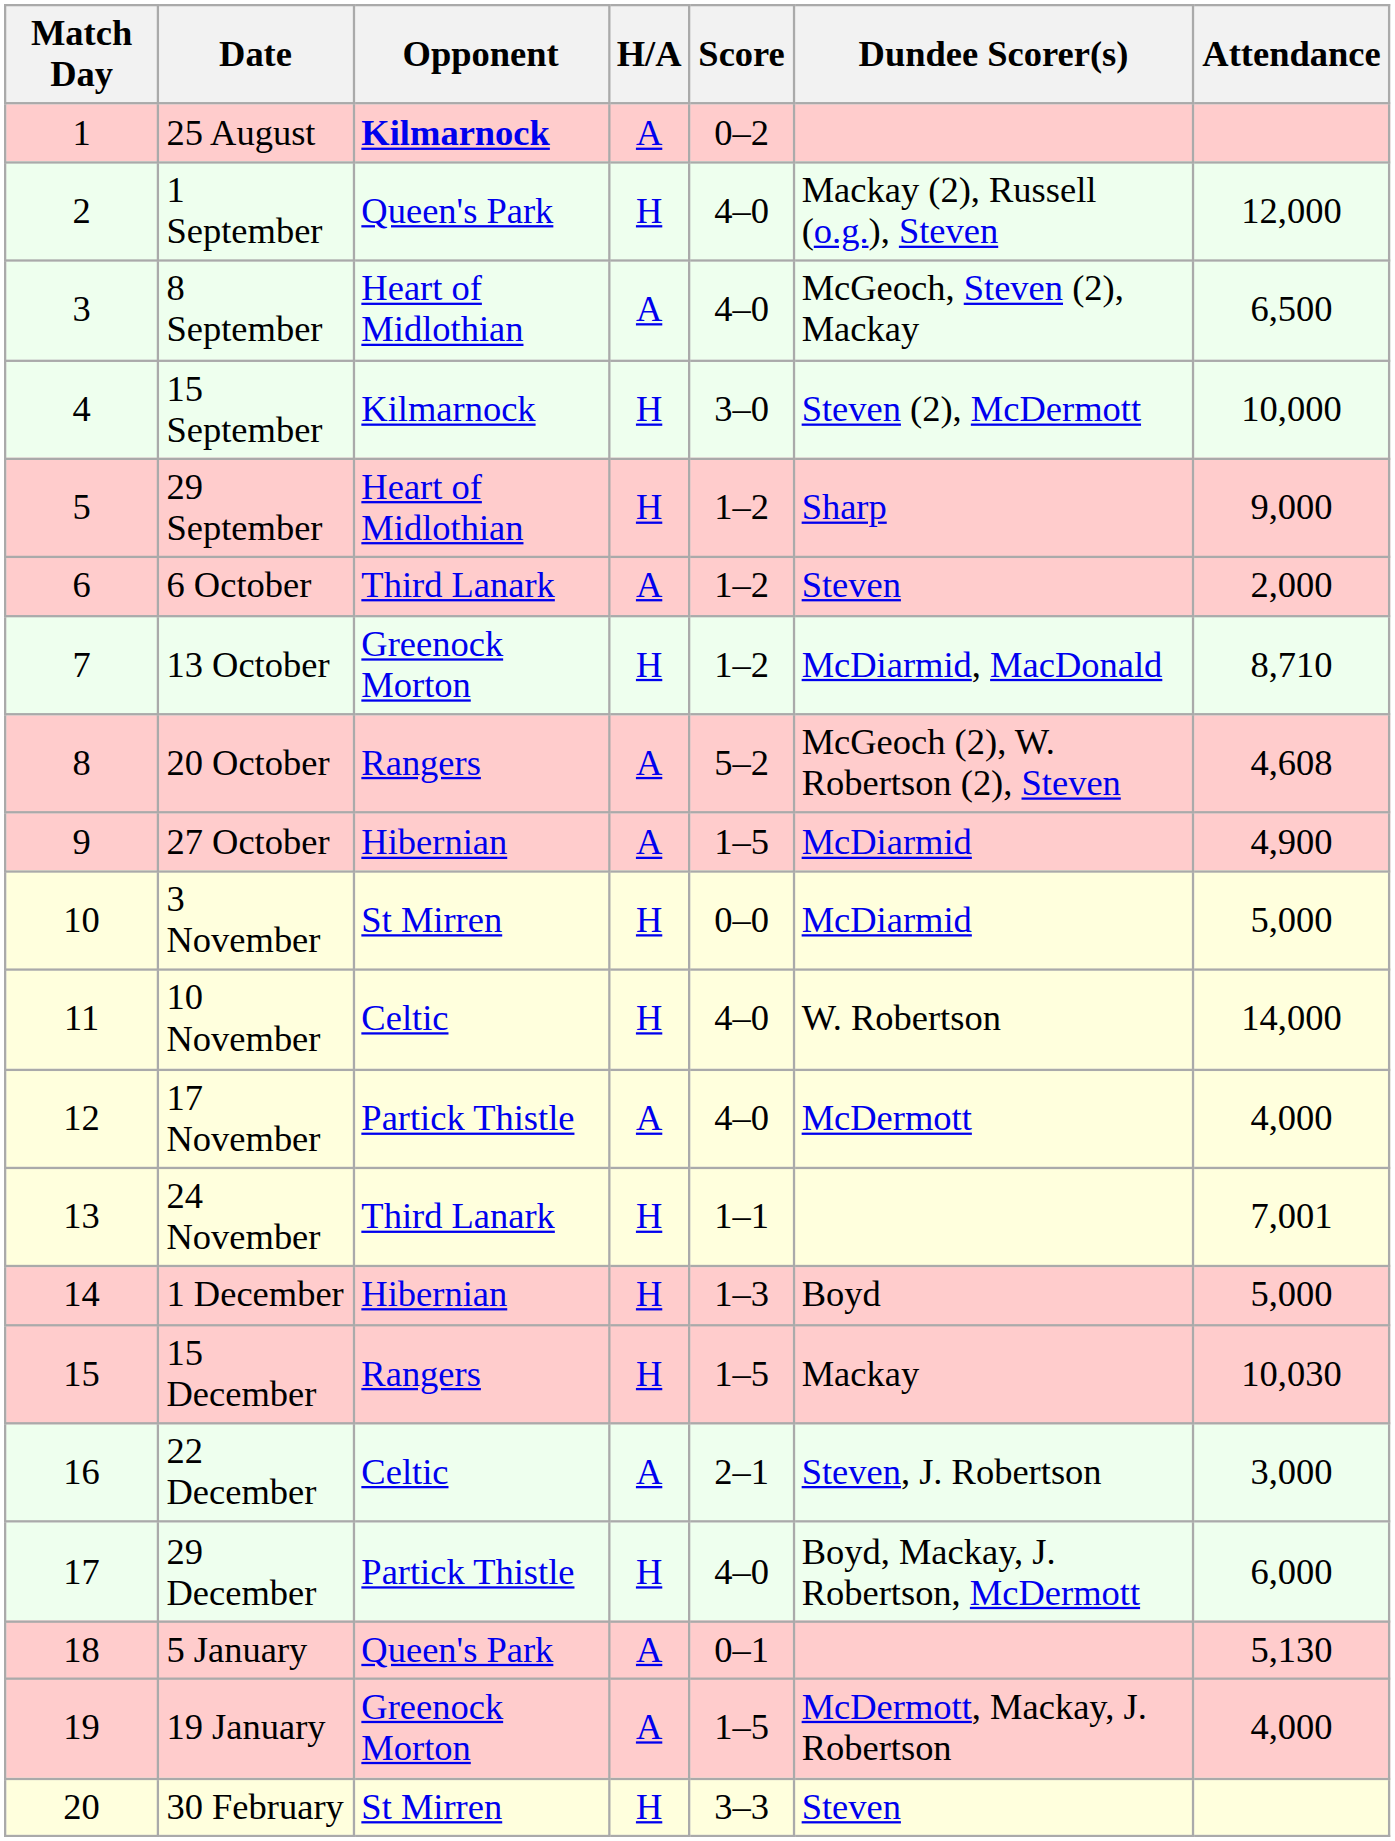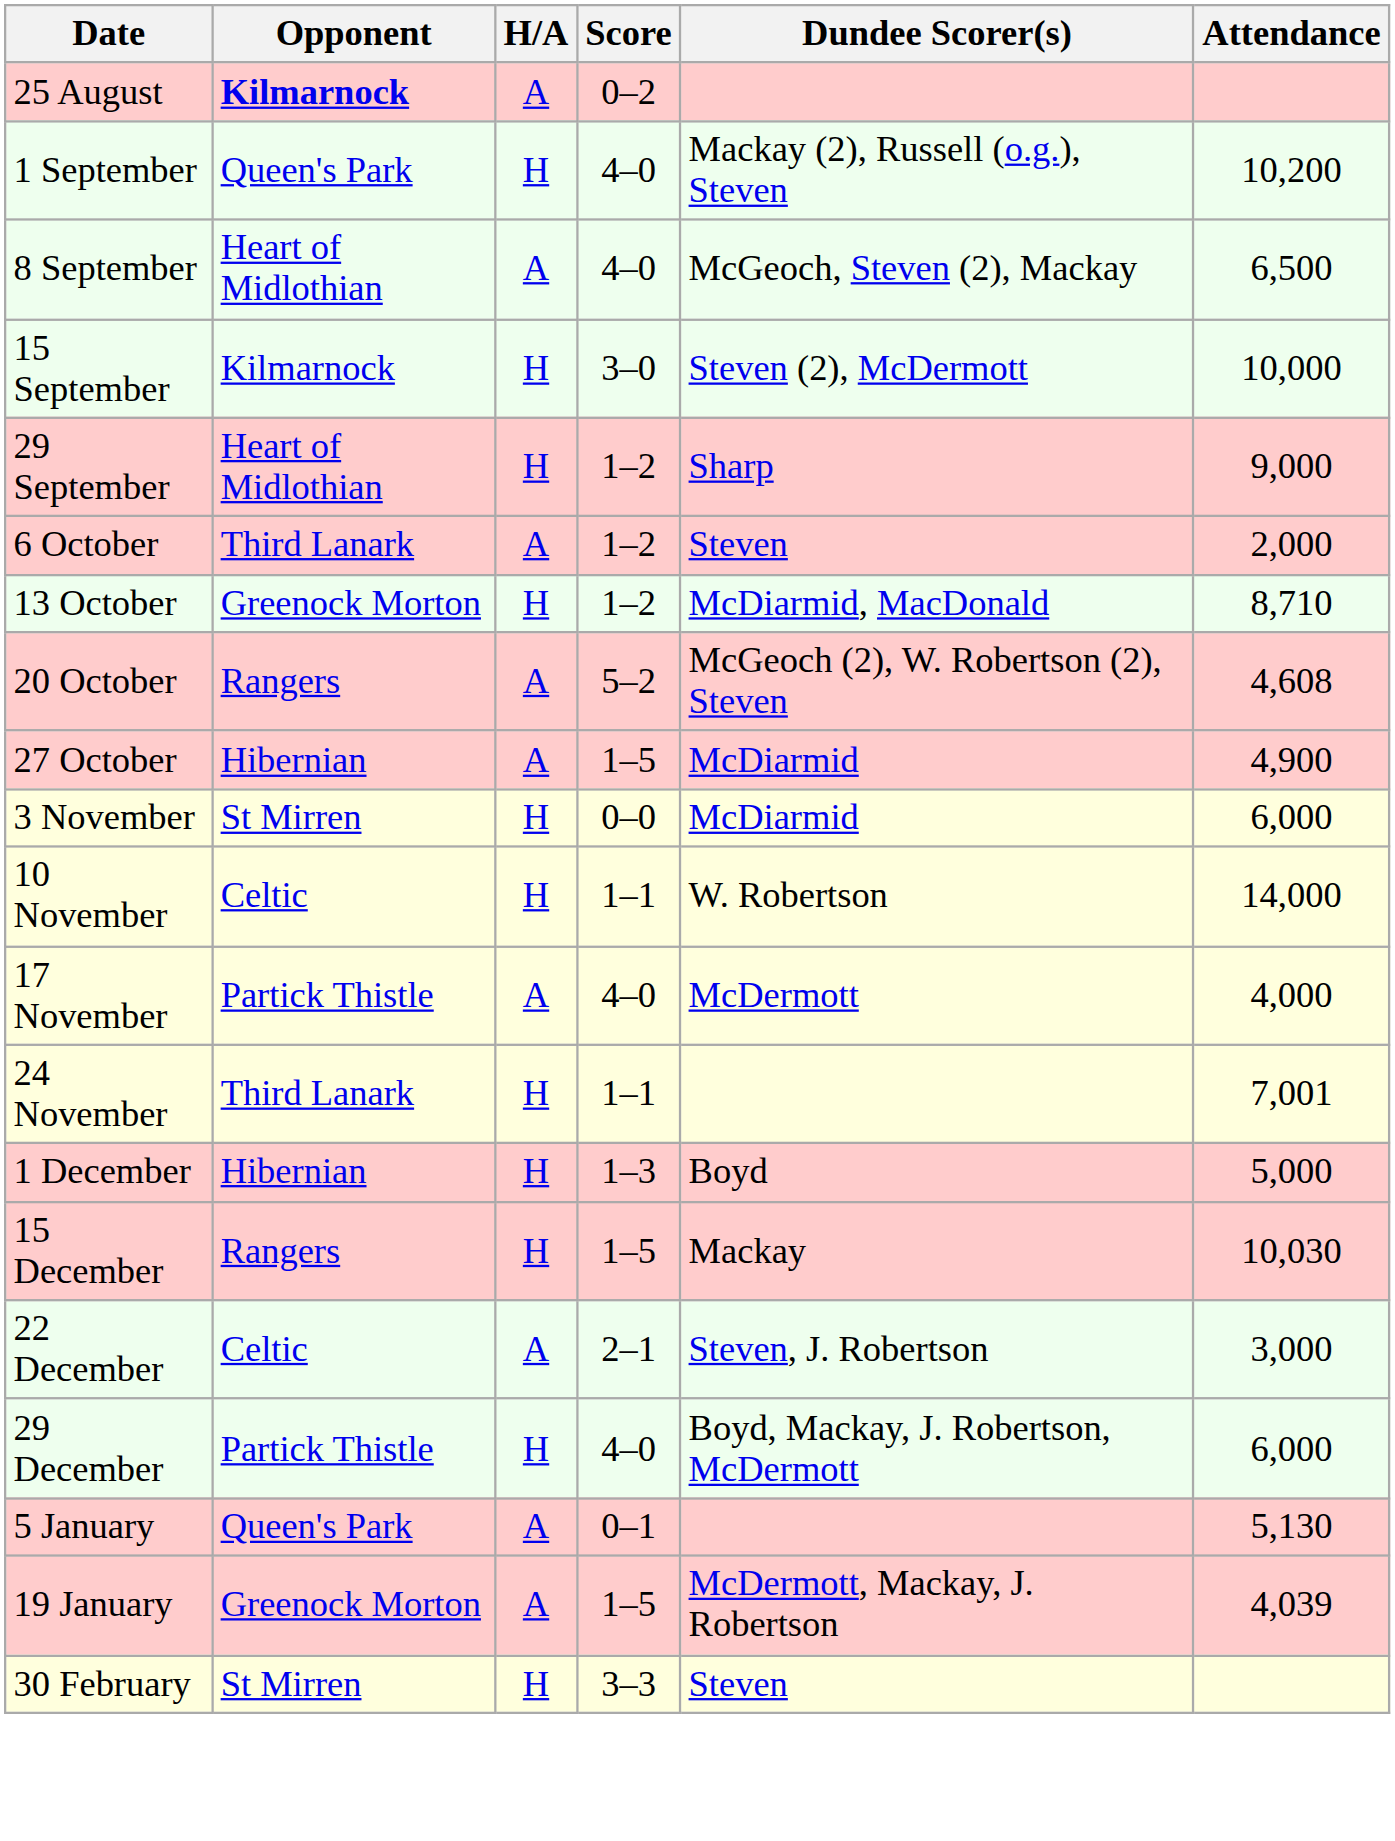- column: (82, 53)
(1291, 210) 12,000 -> (1291, 169) 10,200
(1291, 919) 5,000 -> (1291, 817) 6,000
(742, 1018) 4–0 -> (629, 895) 1–1
(1291, 1727) 4,000 -> (1291, 1604) 4,039
